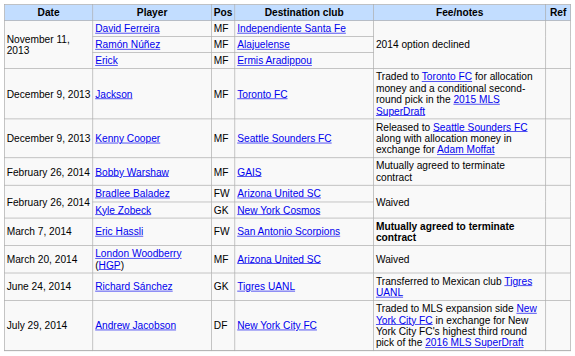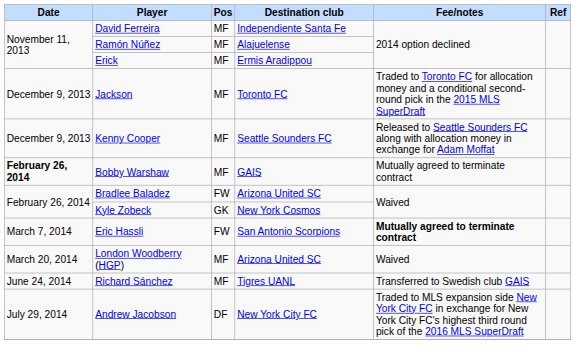(48, 172) normal -> (37, 172) bold
(221, 287) GK -> (221, 281) MF
(454, 287) Transferred to Mexican club Tigres UANL -> (453, 281) Transferred to Swedish club GAIS
